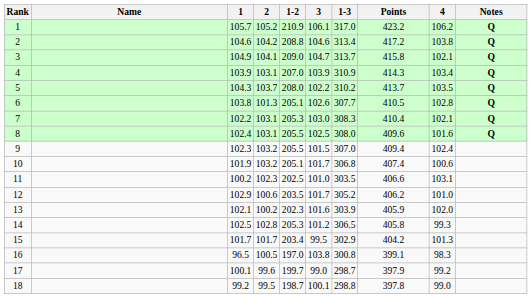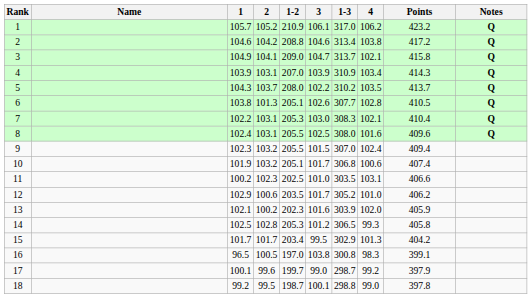columns swapped: (442, 12) <-> (393, 12)
